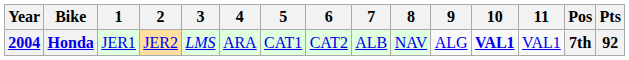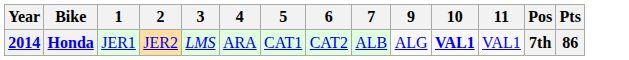- column: (411, 17)
(24, 42) 2004 -> (24, 42) 2014
(610, 42) 92 -> (570, 42) 86
